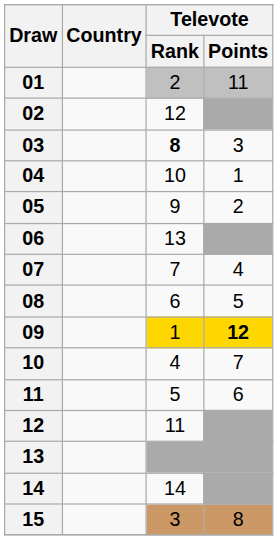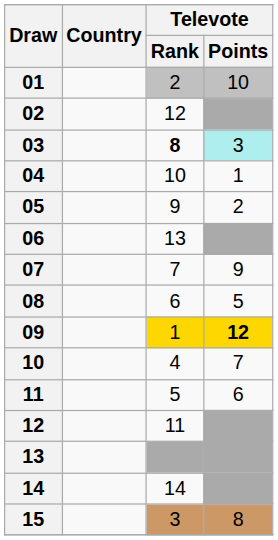(238, 82) 11 -> (238, 82) 10
(238, 144) no background -> (238, 144) paleturquoise background
(238, 269) 4 -> (238, 269) 9
